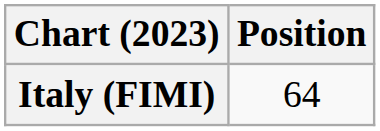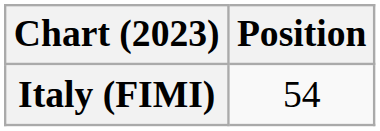(302, 93) 64 -> (302, 93) 54
